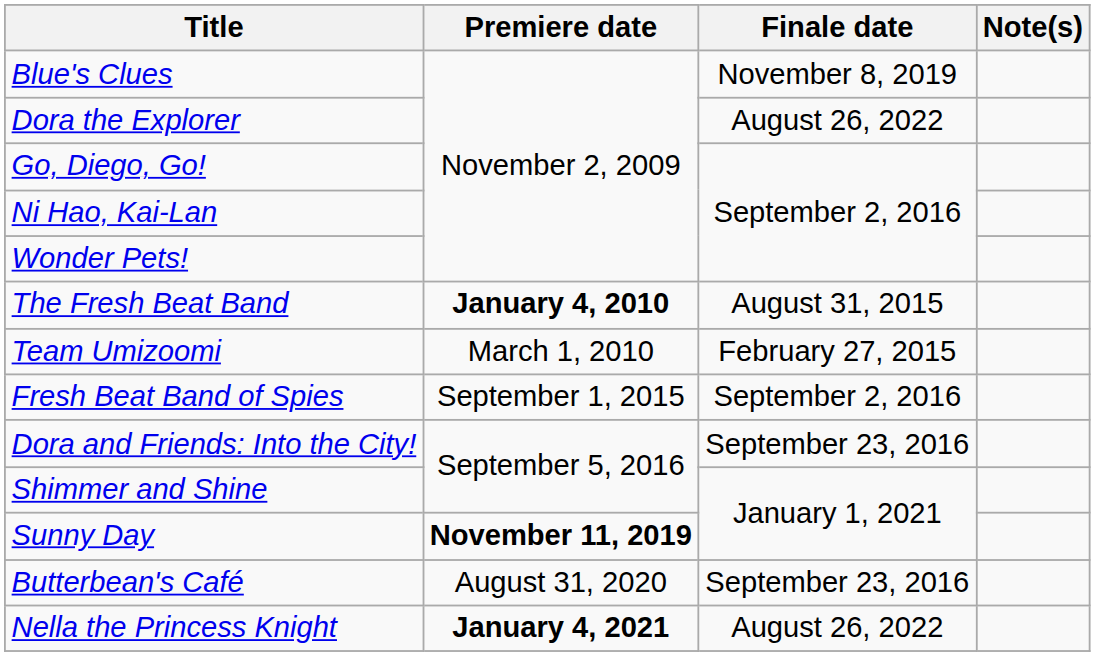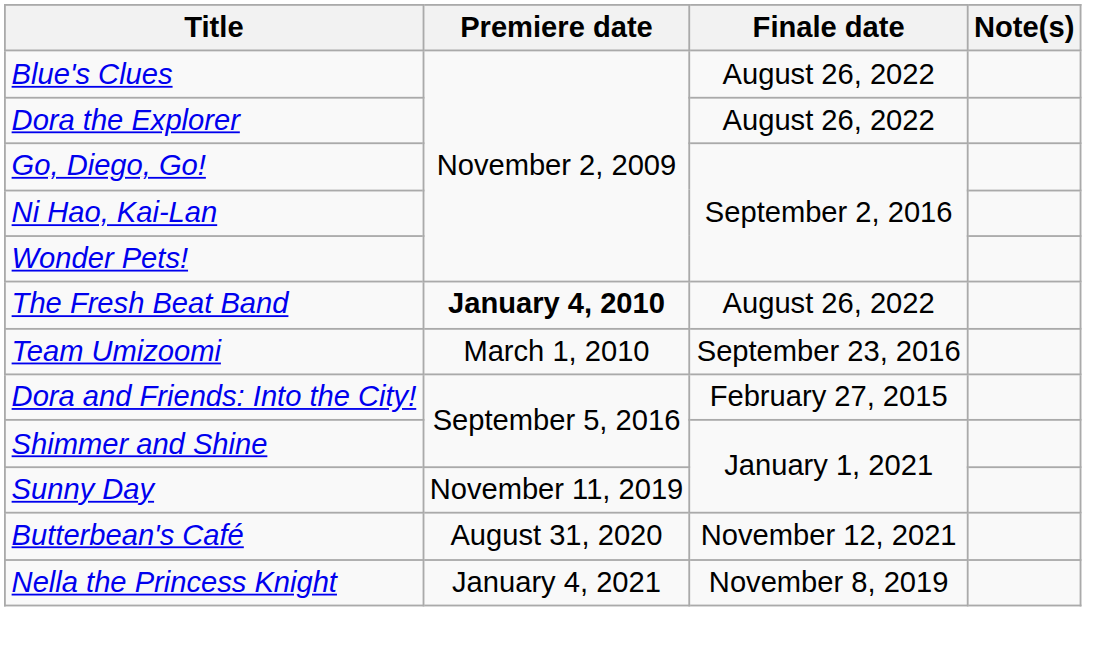(837, 73) November 8, 2019 -> (829, 73) August 26, 2022
(837, 304) August 31, 2015 -> (829, 304) August 26, 2022
(837, 350) February 27, 2015 -> (829, 350) September 23, 2016
- row: (178, 397)
(837, 443) September 23, 2016 -> (829, 397) February 27, 2015
(561, 535) bold -> (556, 489) normal
(837, 581) September 23, 2016 -> (829, 535) November 12, 2021
(561, 627) bold -> (556, 581) normal
(837, 627) August 26, 2022 -> (829, 581) November 8, 2019
